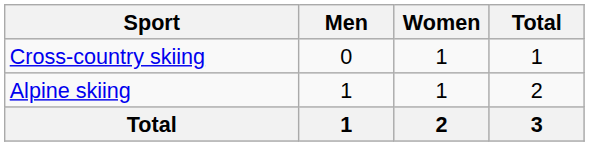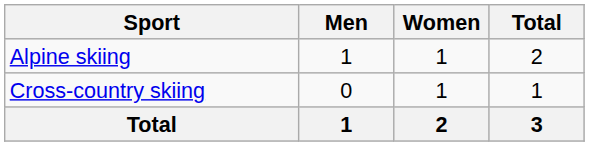rows swapped: (70, 90) <-> (107, 56)
